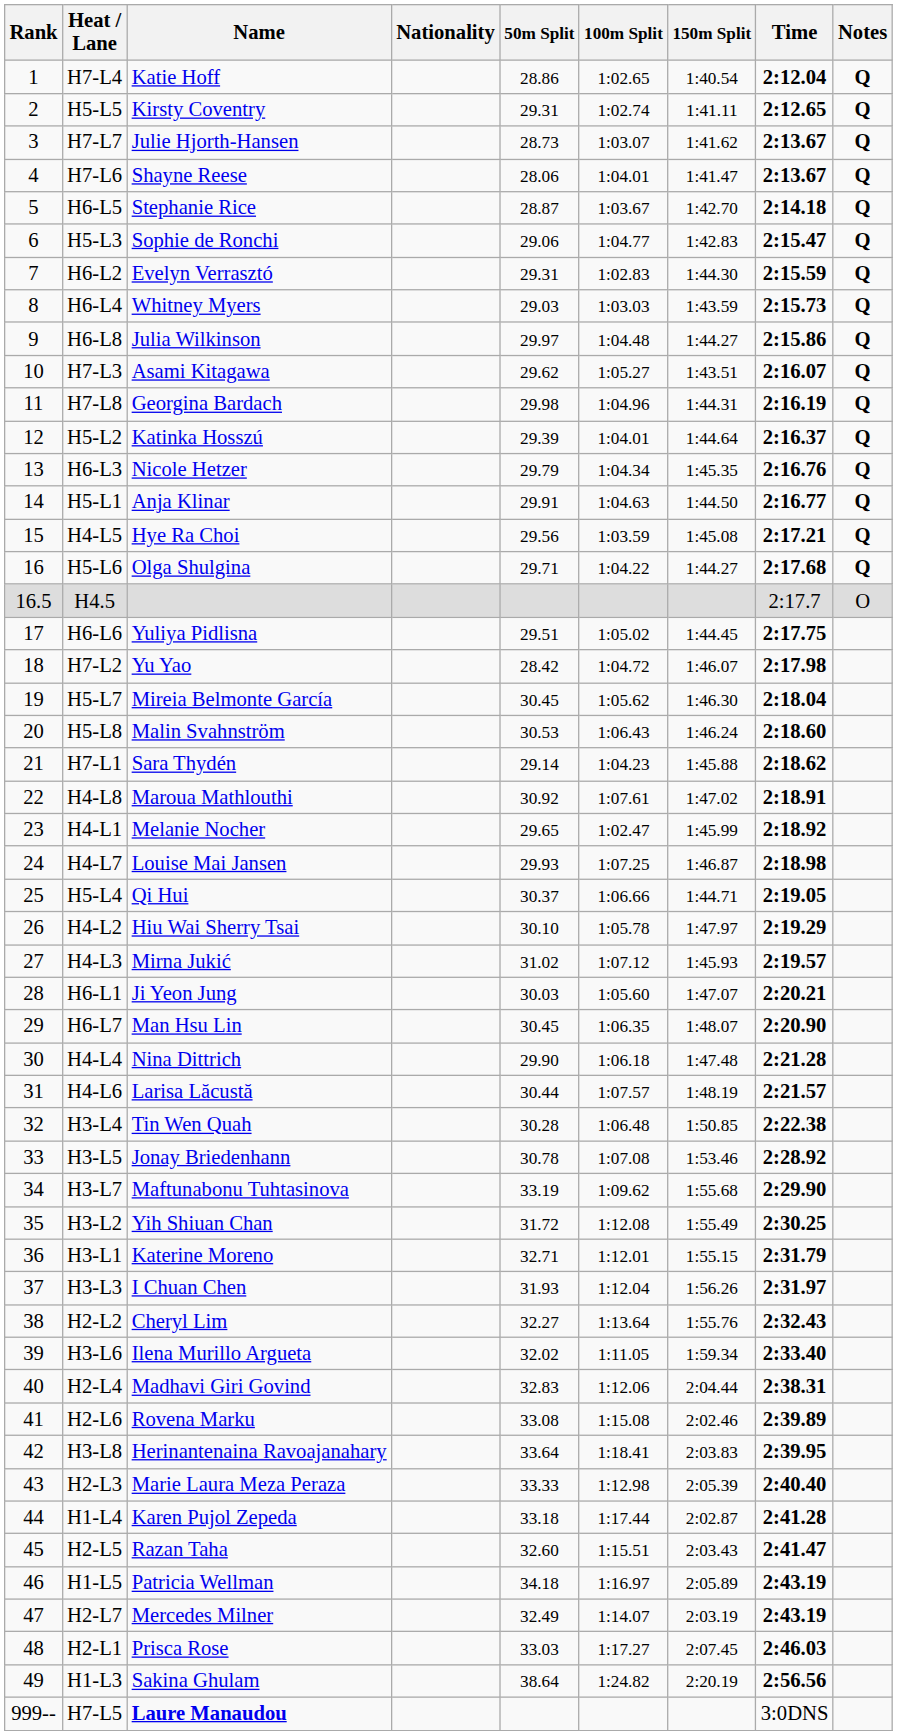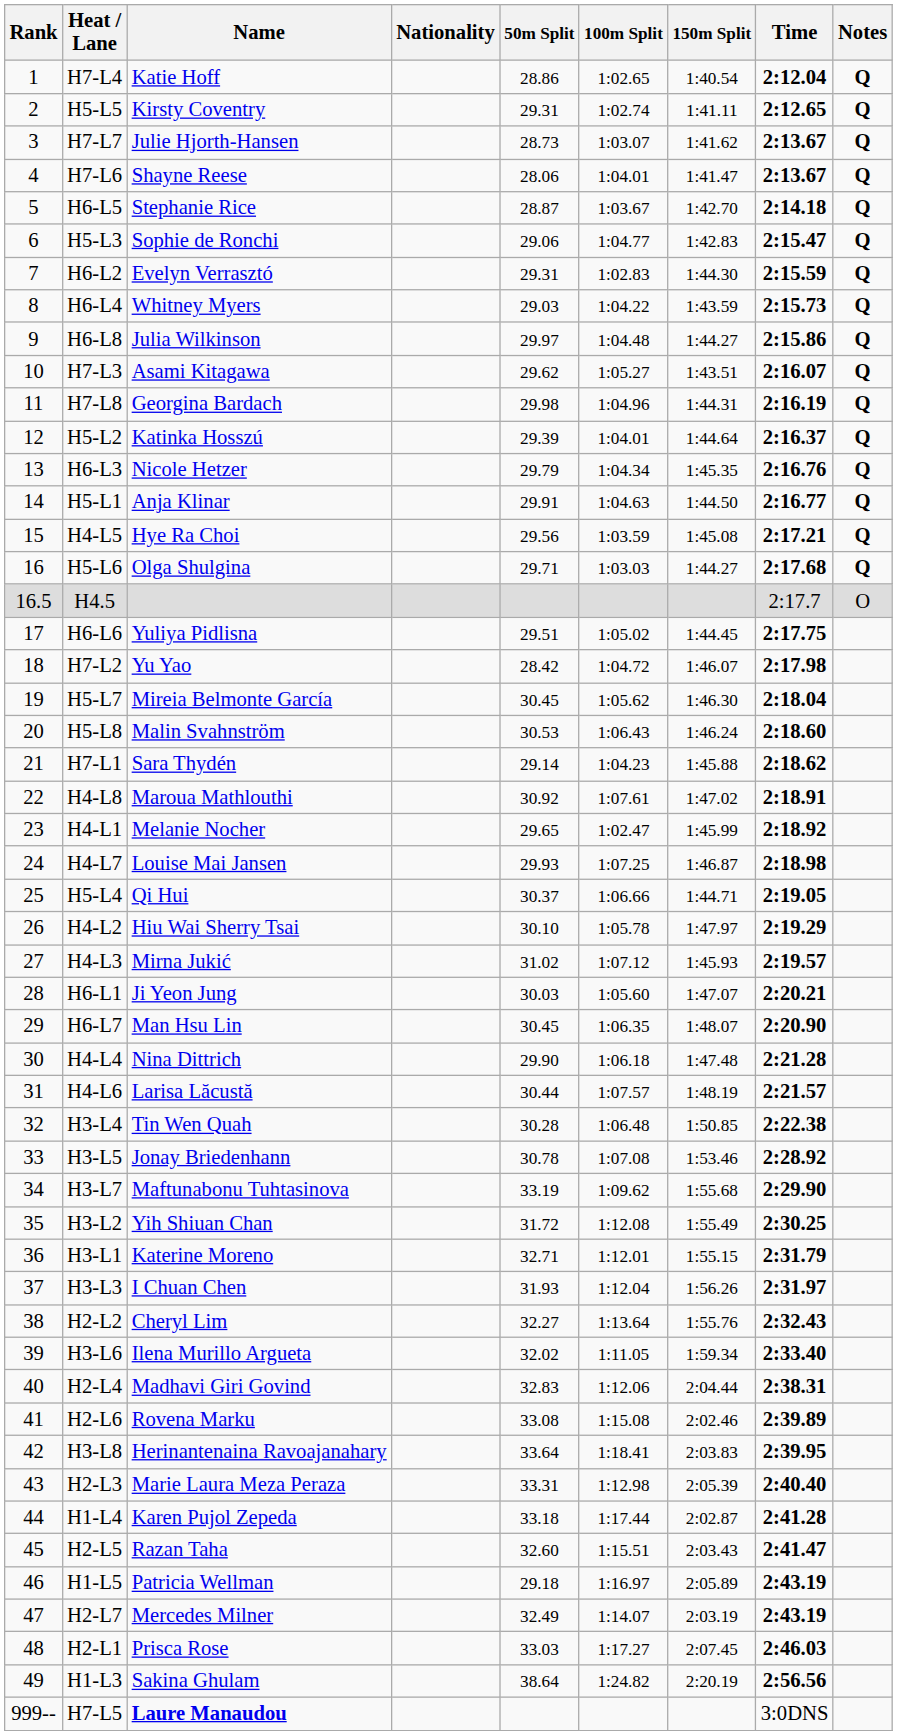(623, 307) 1:03.03 -> (623, 307) 1:04.22
(623, 569) 1:04.22 -> (623, 569) 1:03.03
(539, 1485) 33.33 -> (539, 1485) 33.31
(539, 1583) 34.18 -> (539, 1583) 29.18
